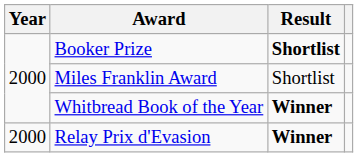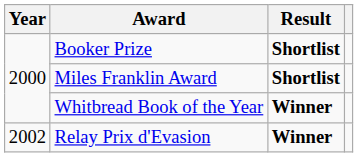(303, 78) normal -> (306, 78) bold
(27, 136) 2000 -> (27, 136) 2002
